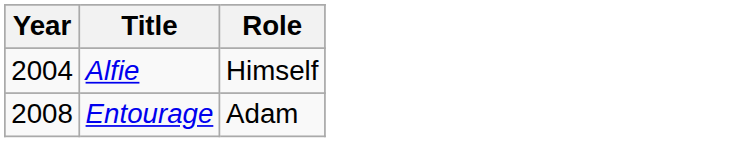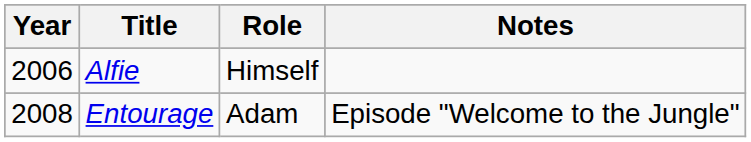+ column: (535, 26)
(42, 70) 2004 -> (42, 70) 2006
